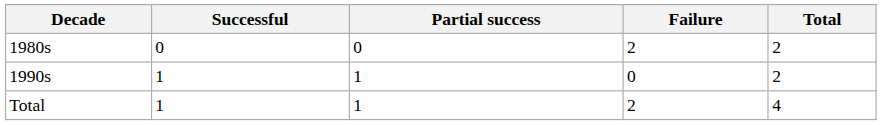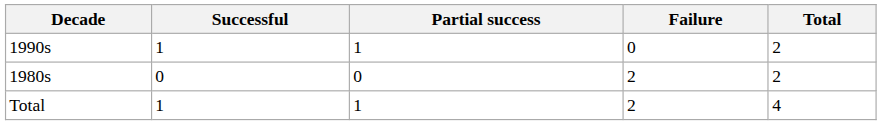rows swapped: (30, 47) <-> (30, 76)
